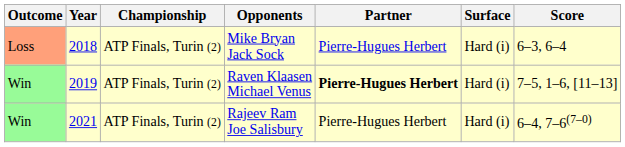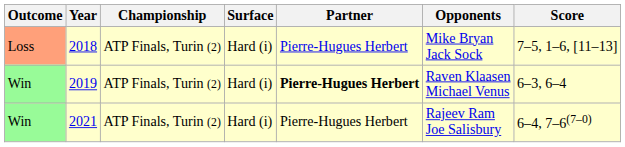columns swapped: (487, 15) <-> (270, 15)
(542, 45) 6–3, 6–4 -> (567, 45) 7–5, 1–6, [11–13]
(567, 84) 7–5, 1–6, [11–13] -> (542, 84) 6–3, 6–4
